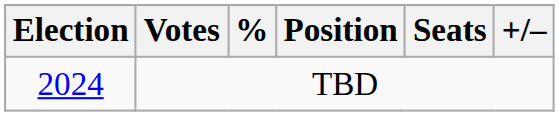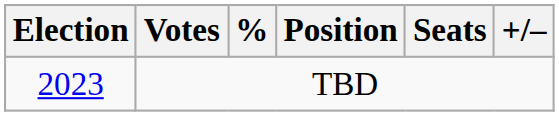(71, 83) 2024 -> (71, 83) 2023
